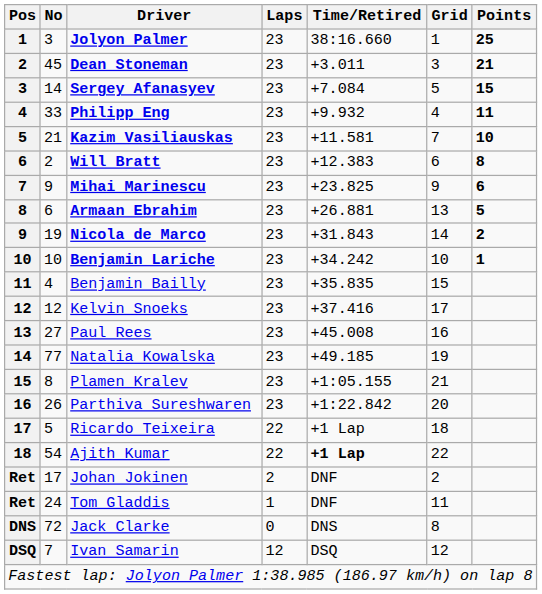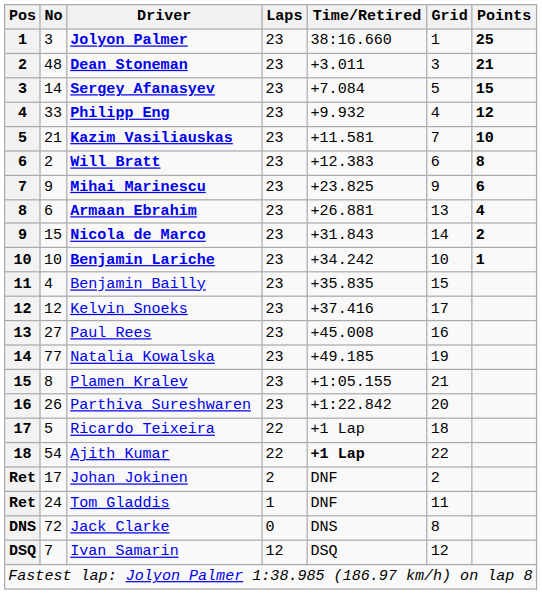(53, 66) 45 -> (53, 66) 48
(485, 114) 11 -> (485, 114) 12
(480, 212) 5 -> (480, 212) 4
(53, 236) 19 -> (53, 236) 15
